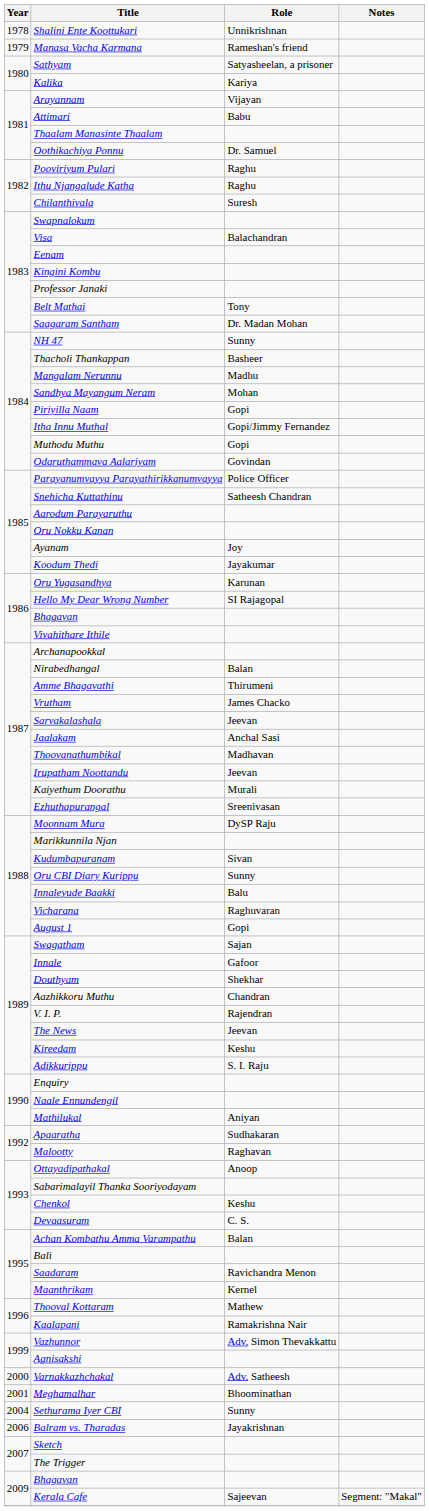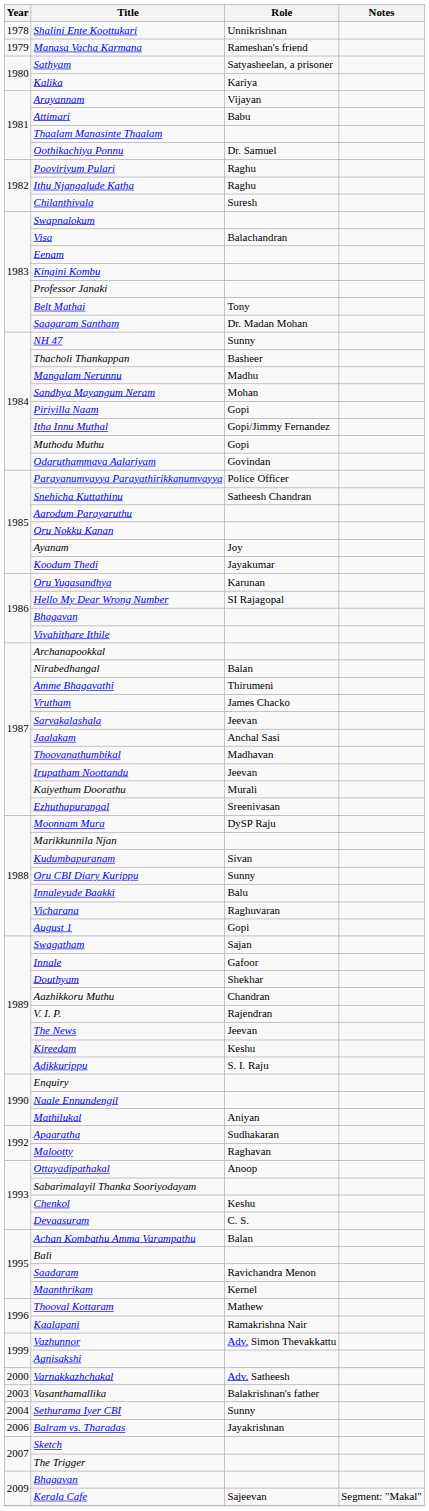- row: (18, 1393)
+ row: (18, 1393)
